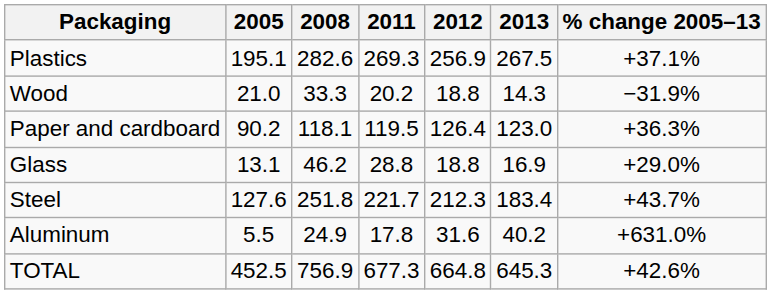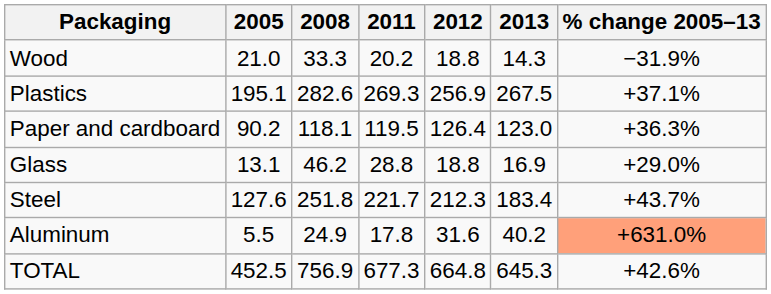rows swapped: (48, 57) <-> (39, 93)
(662, 235) no background -> (662, 235) lightsalmon background
